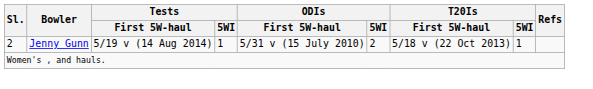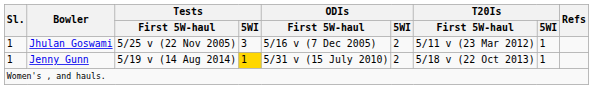+ row: (71, 45)
(10, 45) 2 -> (10, 61) 1
(220, 45) no background -> (244, 61) gold background
